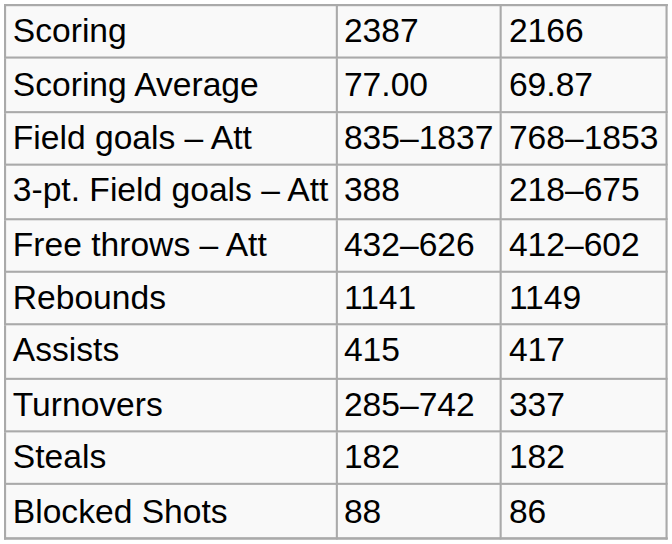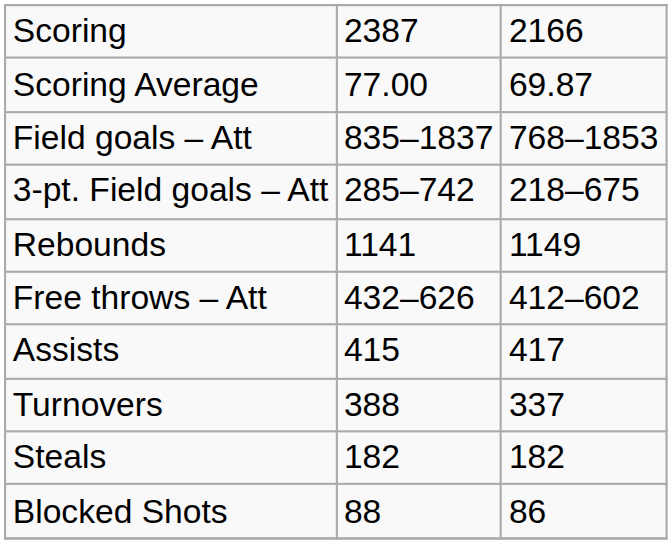(372, 191) 388 -> (409, 191) 285–742
rows swapped: (140, 244) <-> (89, 297)
(409, 404) 285–742 -> (372, 404) 388
